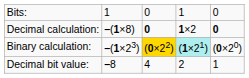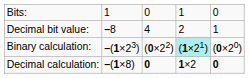rows swapped: (48, 65) <-> (53, 29)
(159, 47) gold background -> (159, 47) no background
